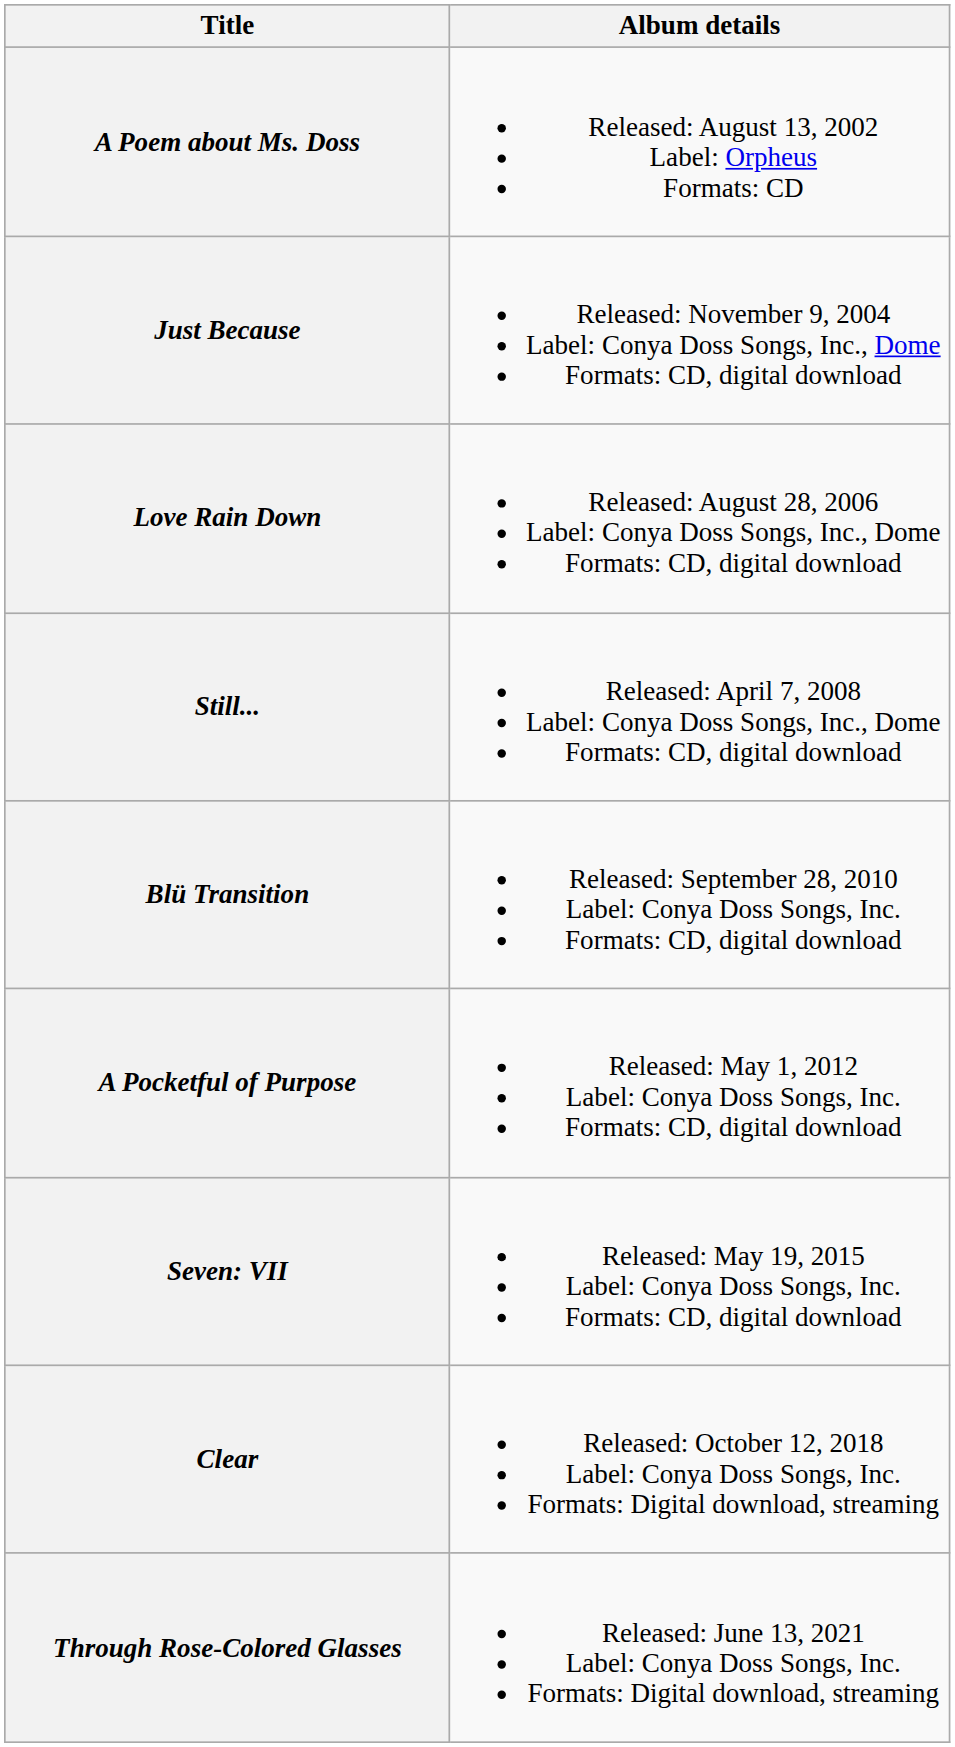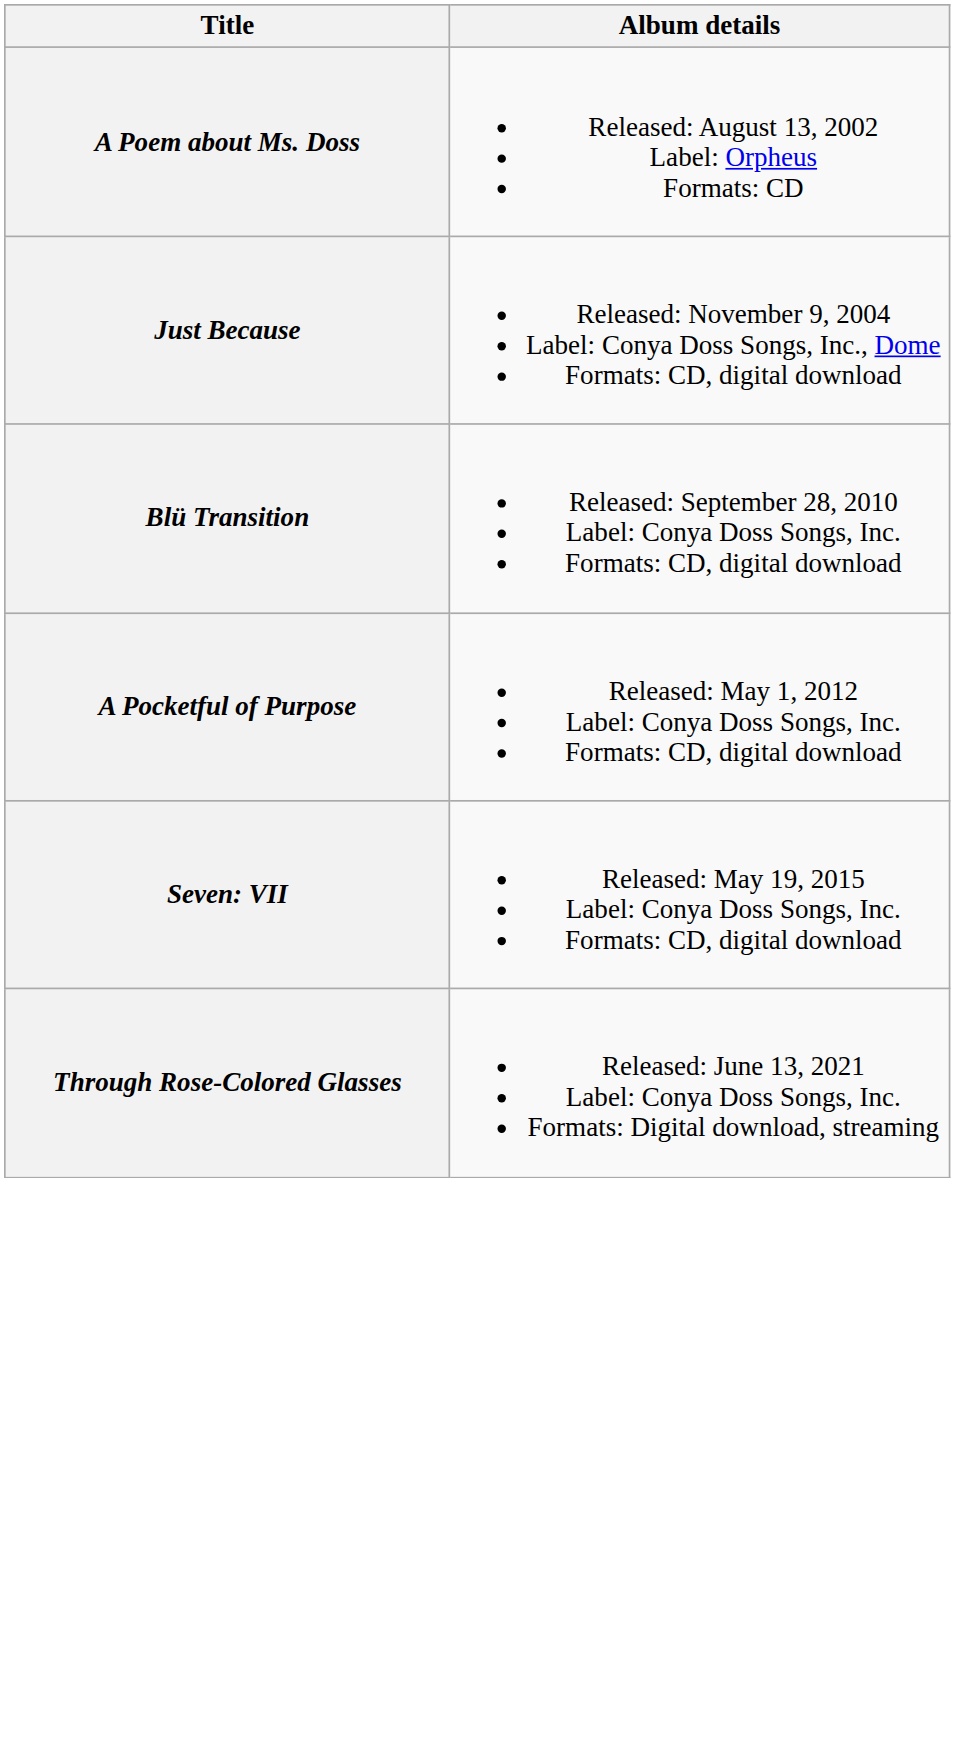- row: (227, 517)
- row: (227, 706)
- row: (227, 1459)
